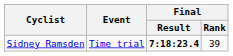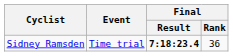(215, 43) 39 -> (215, 43) 36
